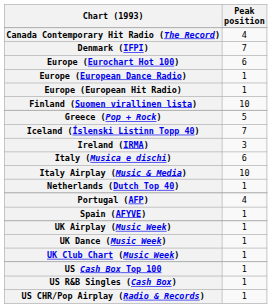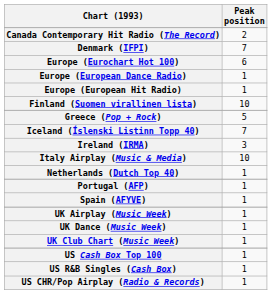(244, 35) 4 -> (244, 35) 2
- row: (113, 159)
(244, 200) 4 -> (244, 186) 1
